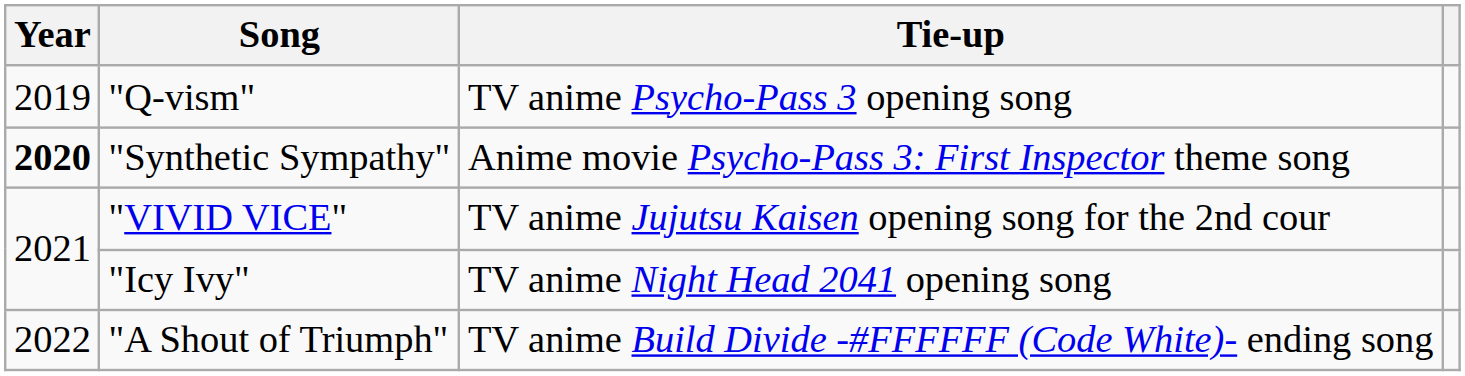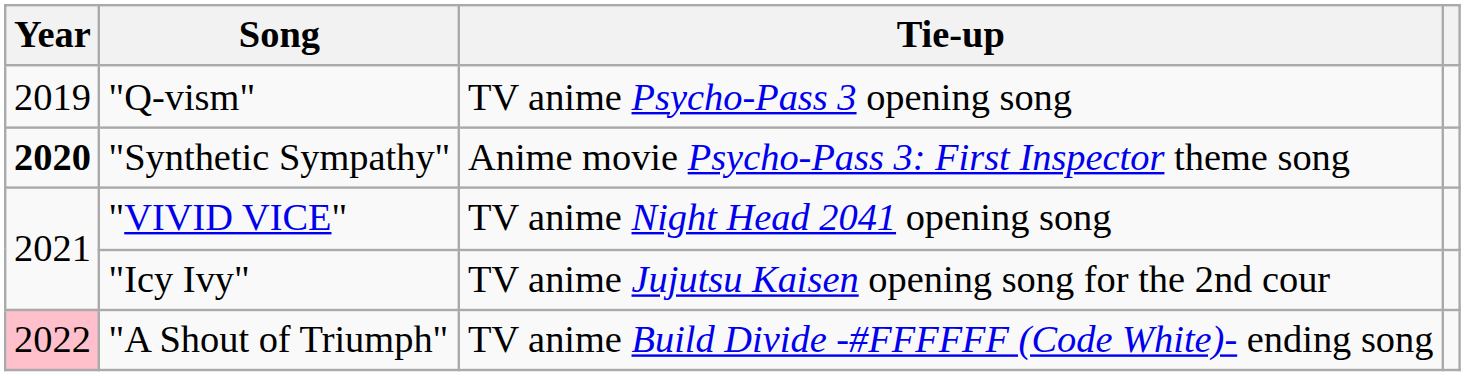(899, 217) TV anime Jujutsu Kaisen opening song for the 2nd cour -> (790, 217) TV anime Night Head 2041 opening song
(790, 278) TV anime Night Head 2041 opening song -> (899, 278) TV anime Jujutsu Kaisen opening song for the 2nd cour
(52, 339) no background -> (52, 339) pink background
